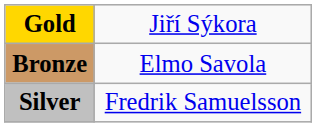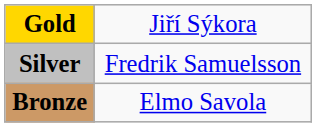rows swapped: (50, 102) <-> (50, 63)
